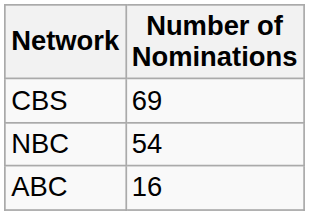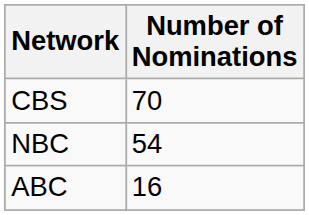(147, 100) 69 -> (147, 100) 70
